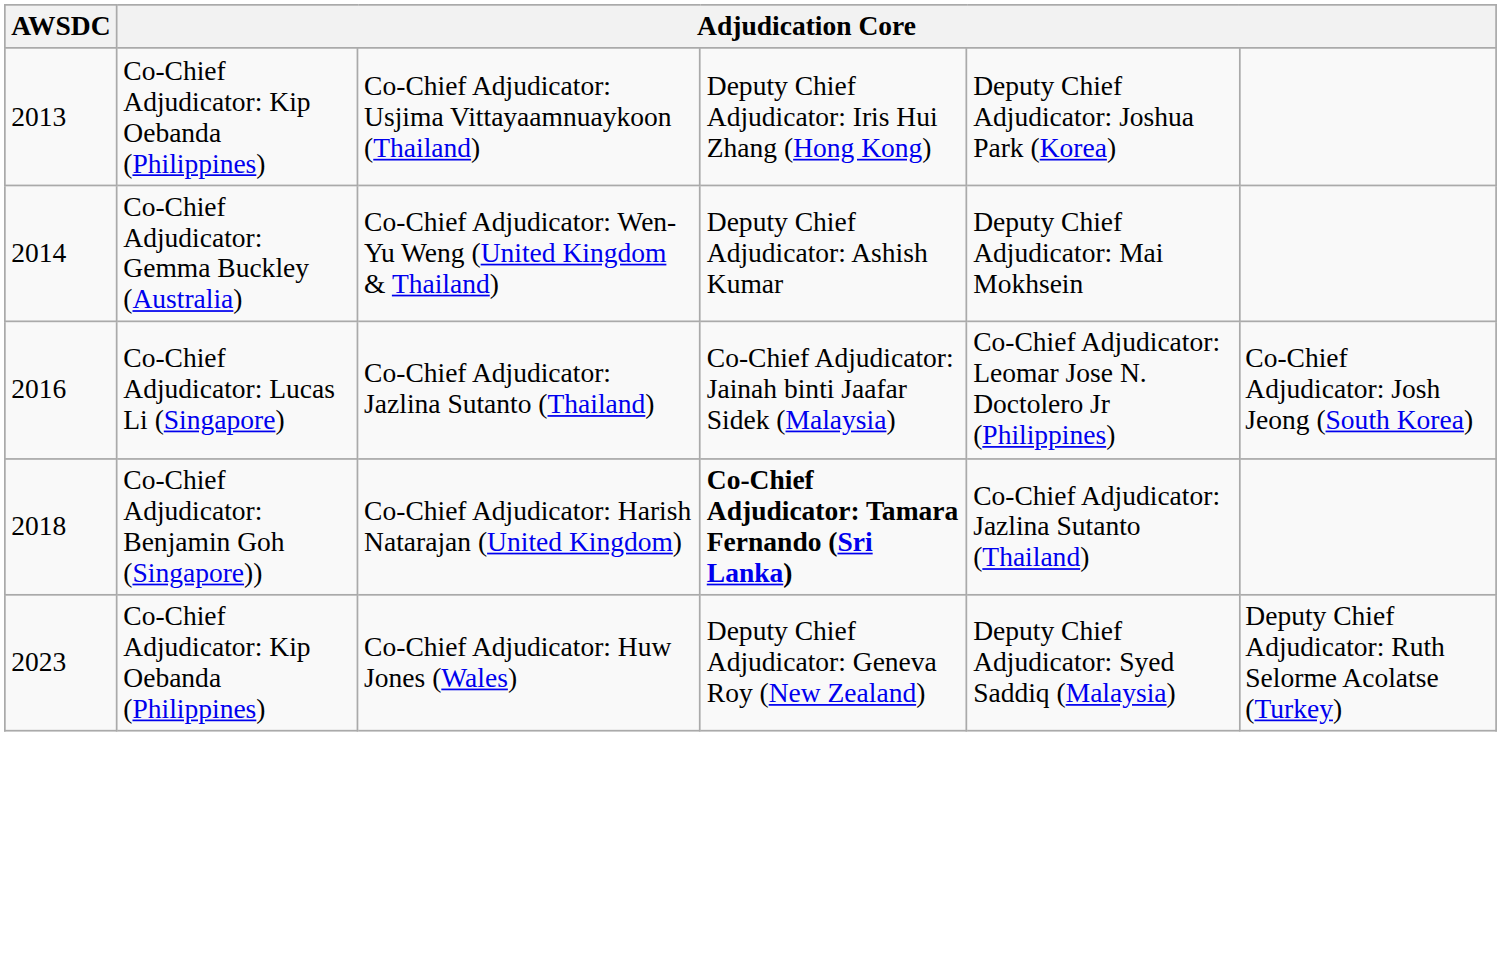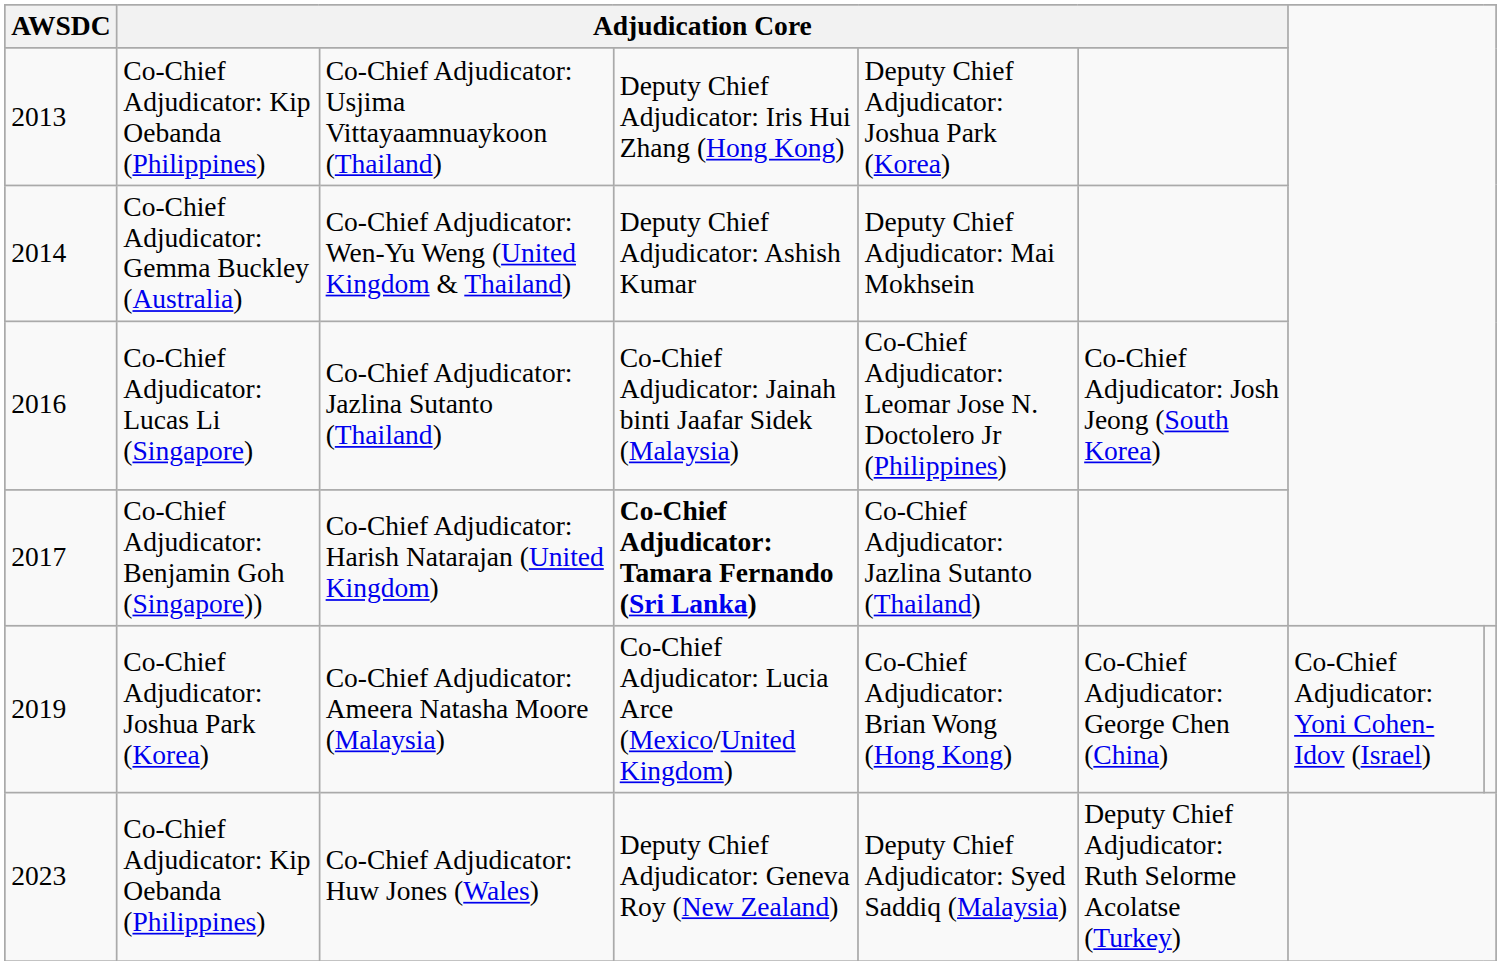(39, 525) 2018 -> (39, 556) 2017
+ row: (457, 708)
